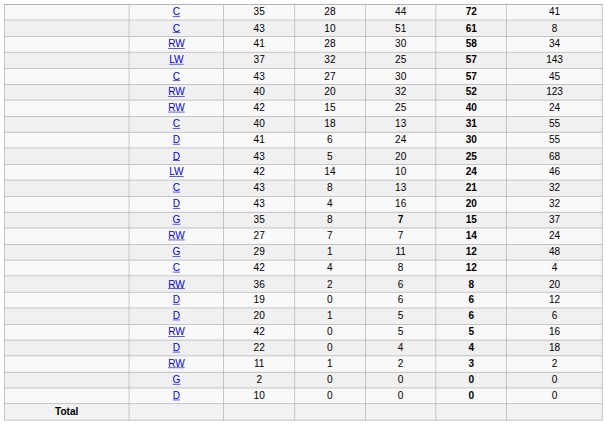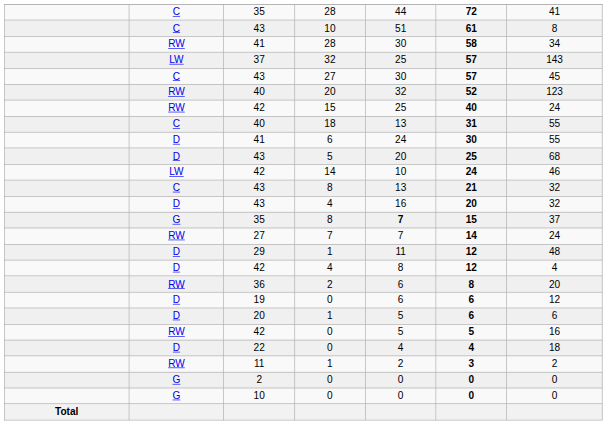(176, 252) G -> (176, 252) D
(176, 268) C -> (176, 268) D
(176, 396) D -> (176, 396) G
